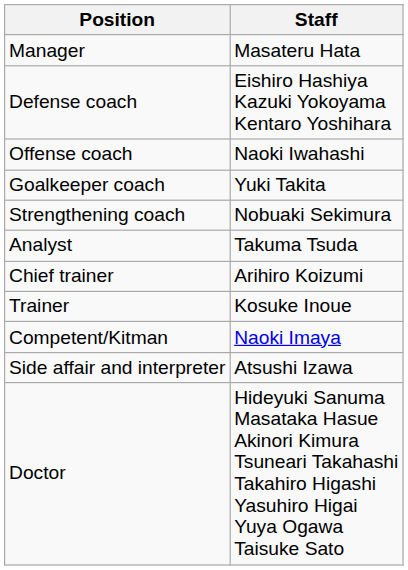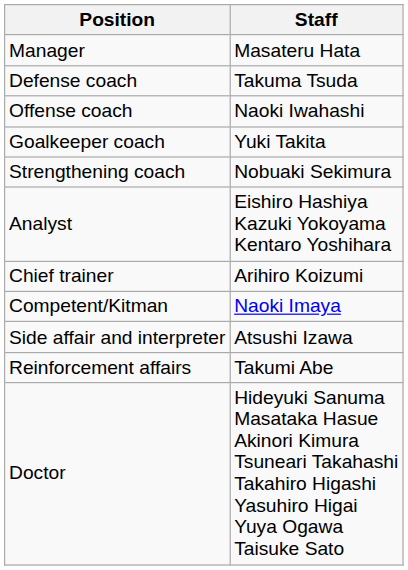(313, 102) Eishiro Hashiya Kazuki Yokoyama Kentaro Yoshihara -> (296, 80) Takuma Tsuda
(296, 245) Takuma Tsuda -> (313, 224) Eishiro Hashiya Kazuki Yokoyama Kentaro Yoshihara
- row: (39, 306)
+ row: (100, 367)
